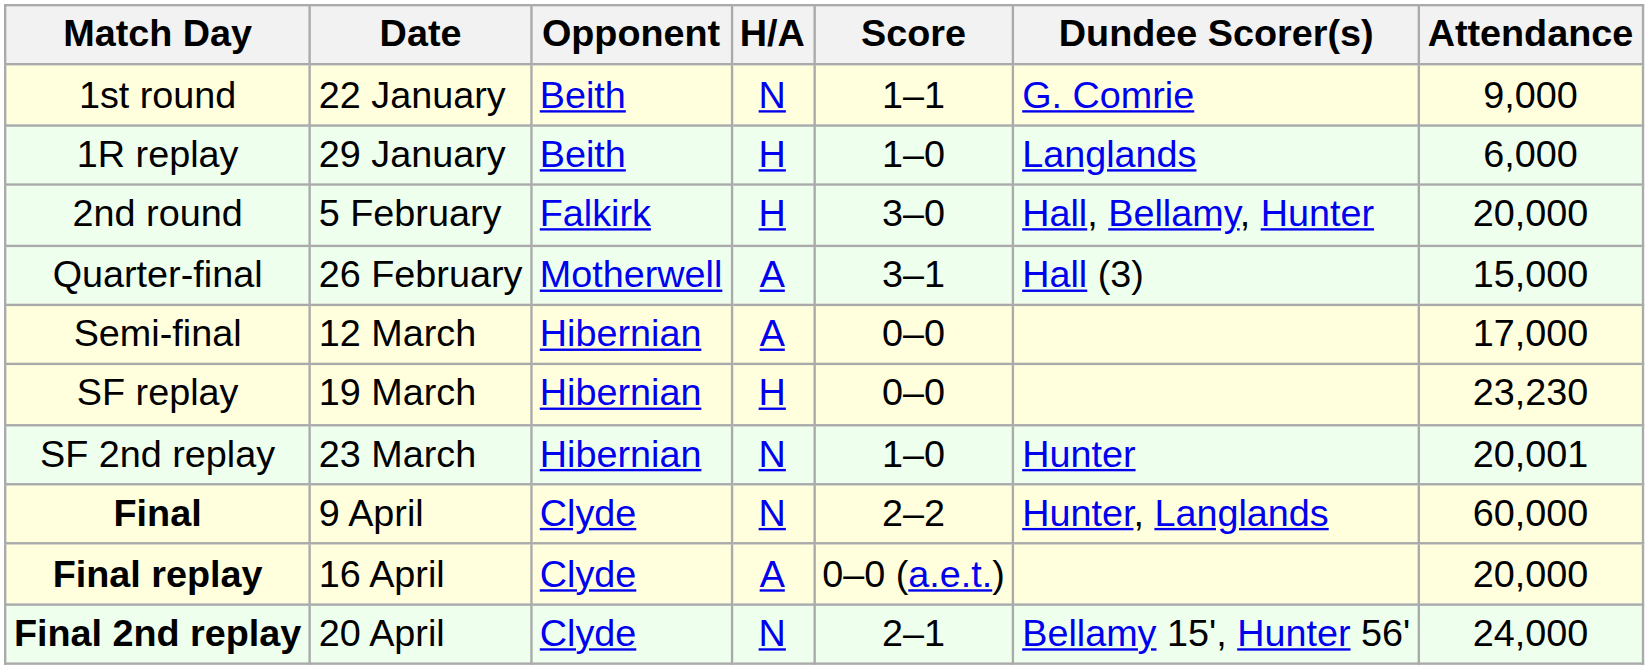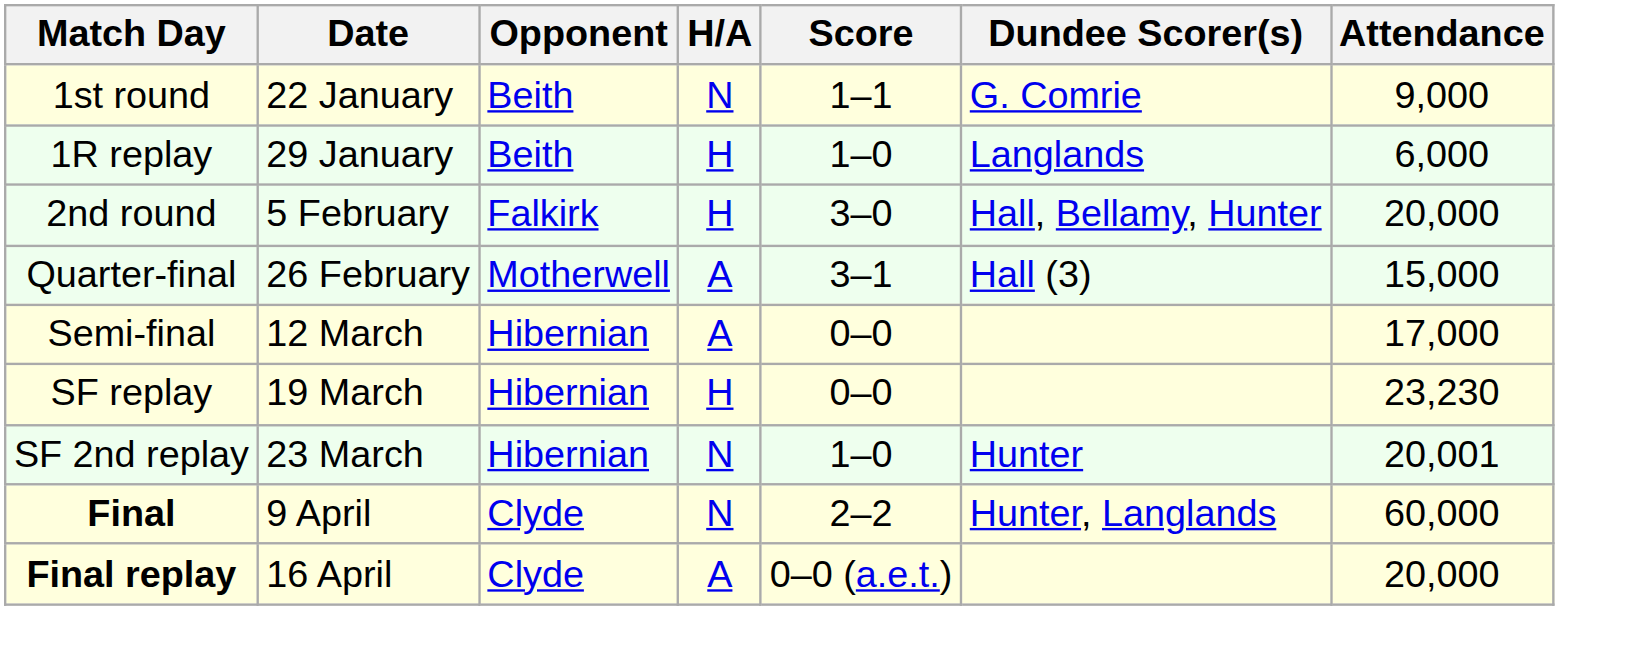- row: (158, 633)
